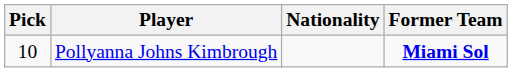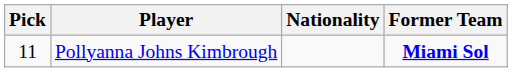(28, 50) 10 -> (28, 50) 11
